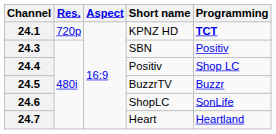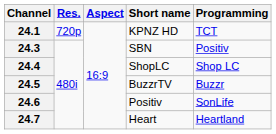(207, 31) bold -> (207, 31) normal
(145, 66) Positiv -> (149, 66) ShopLC
(149, 102) ShopLC -> (145, 102) Positiv
